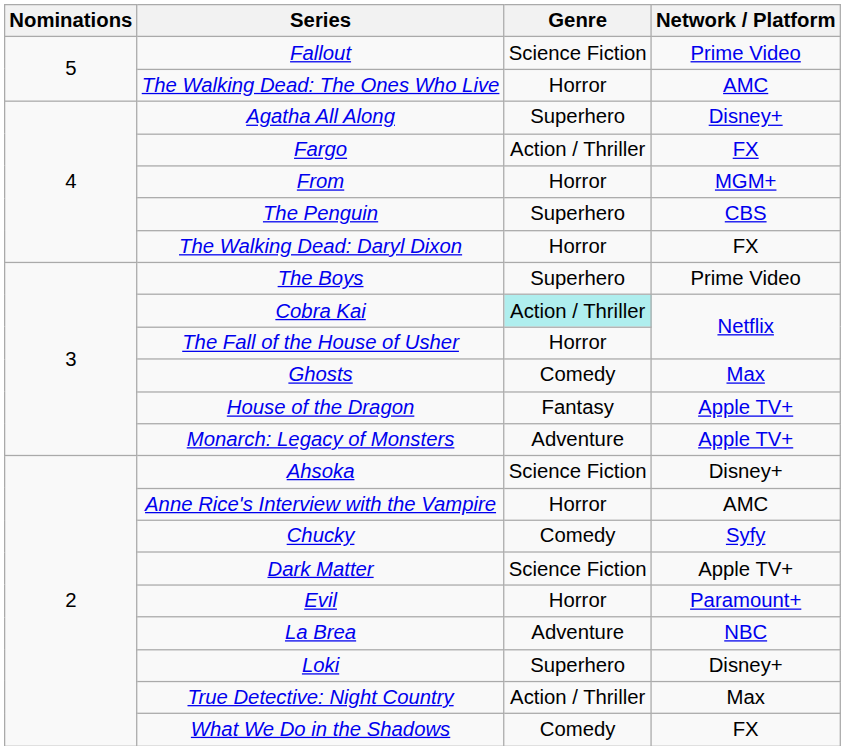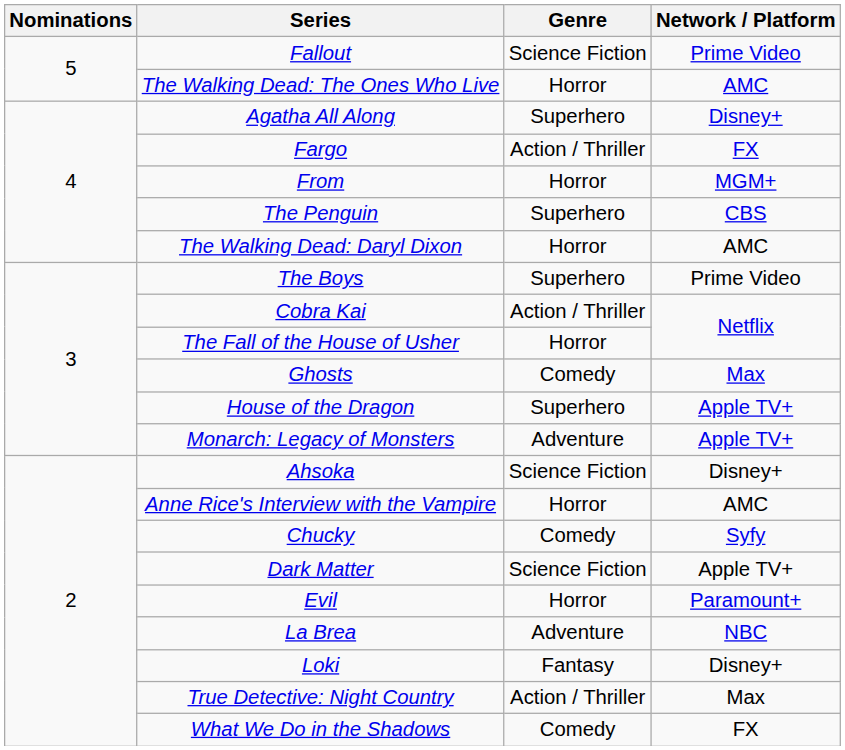(746, 246) FX -> (746, 246) AMC
(578, 310) paleturquoise background -> (578, 310) no background
(578, 407) Fantasy -> (578, 407) Superhero
(578, 665) Superhero -> (578, 665) Fantasy
